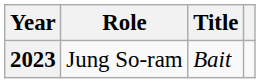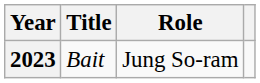columns swapped: (216, 22) <-> (124, 22)
